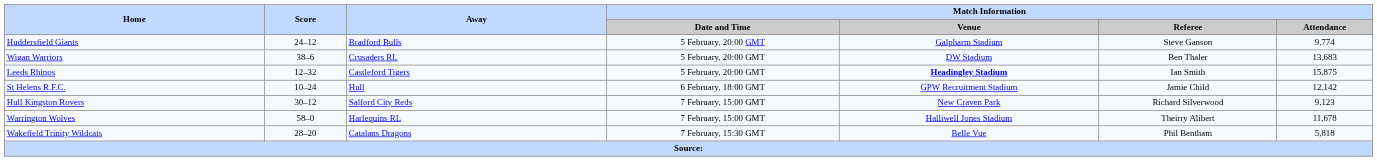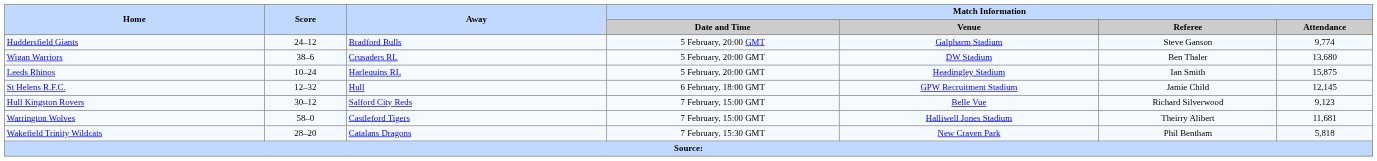(1325, 57) 13,683 -> (1325, 57) 13,680
(305, 72) 12–32 -> (305, 72) 10–24
(379, 72) Castleford Tigers -> (375, 72) Harlequins RL
(969, 72) bold -> (969, 72) normal
(305, 87) 10–24 -> (305, 87) 12–32
(1325, 87) 12,142 -> (1325, 87) 12,145
(969, 103) New Craven Park -> (969, 103) Belle Vue
(375, 118) Harlequins RL -> (379, 118) Castleford Tigers
(1325, 118) 11,678 -> (1325, 118) 11,681
(969, 133) Belle Vue -> (969, 133) New Craven Park
